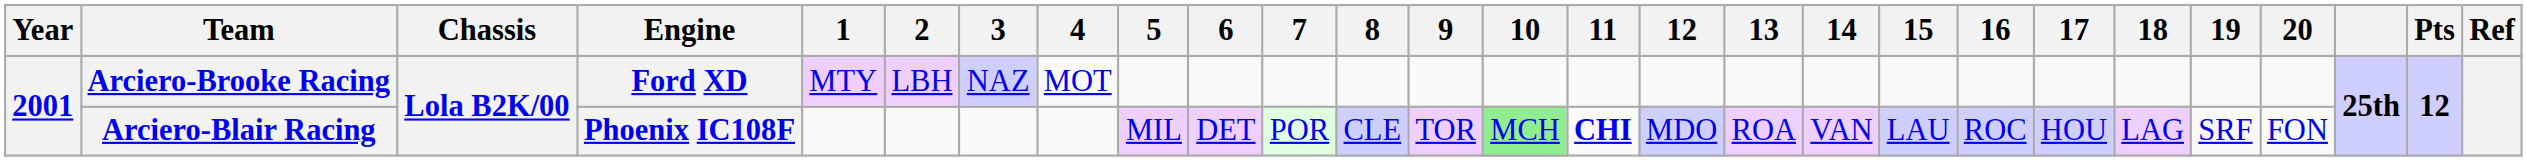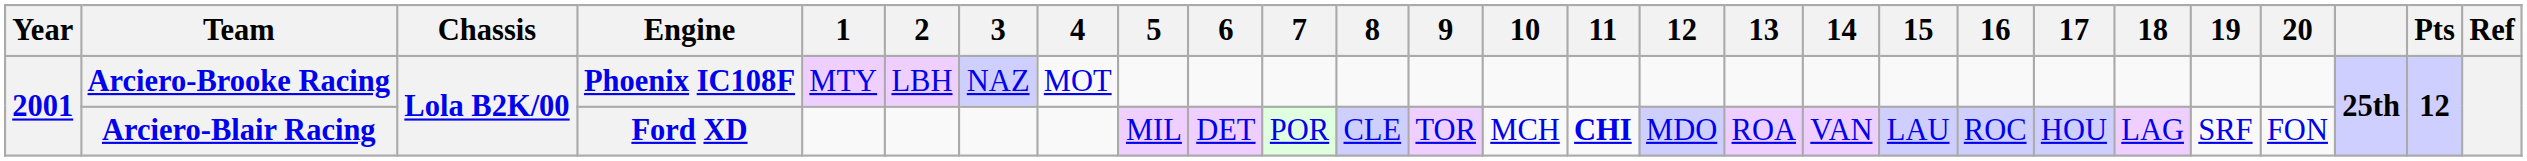(689, 80) Ford XD -> (689, 80) Phoenix IC108F
(689, 130) Phoenix IC108F -> (689, 130) Ford XD
(1525, 130) lightgreen background -> (1525, 130) no background
